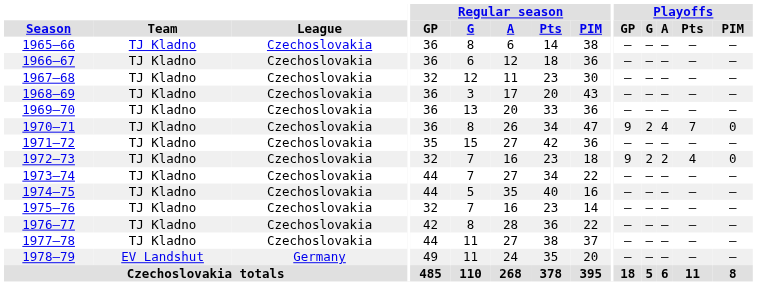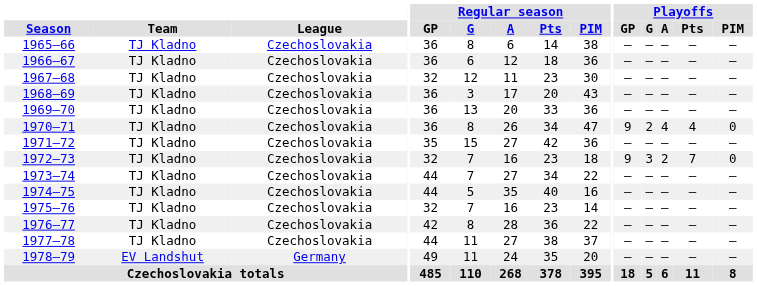(693, 126) 7 -> (693, 126) 4
(649, 159) 2 -> (649, 159) 3
(693, 159) 4 -> (693, 159) 7
